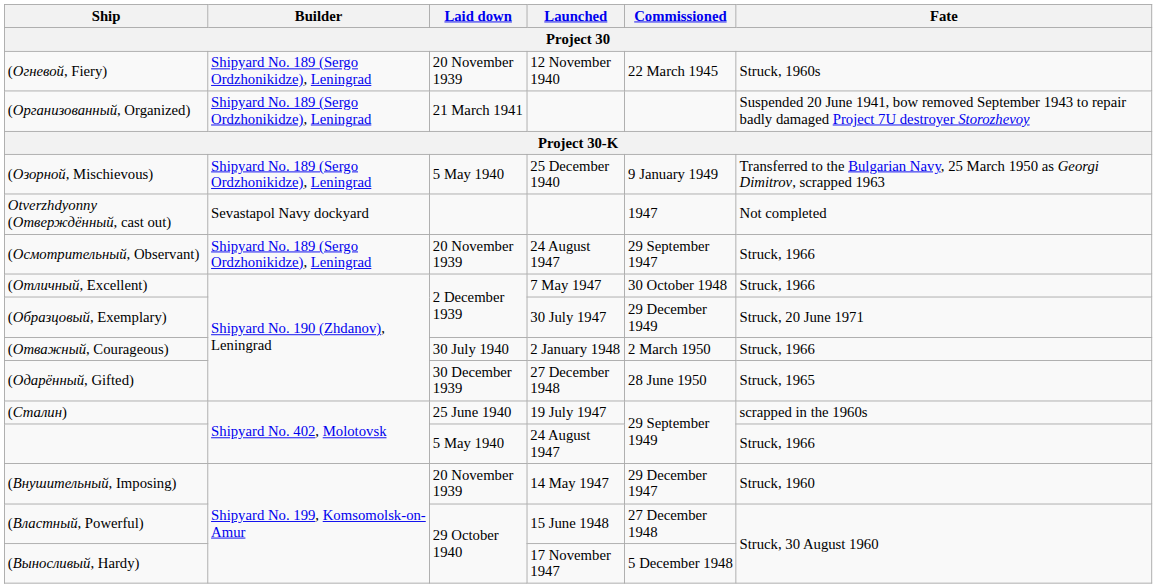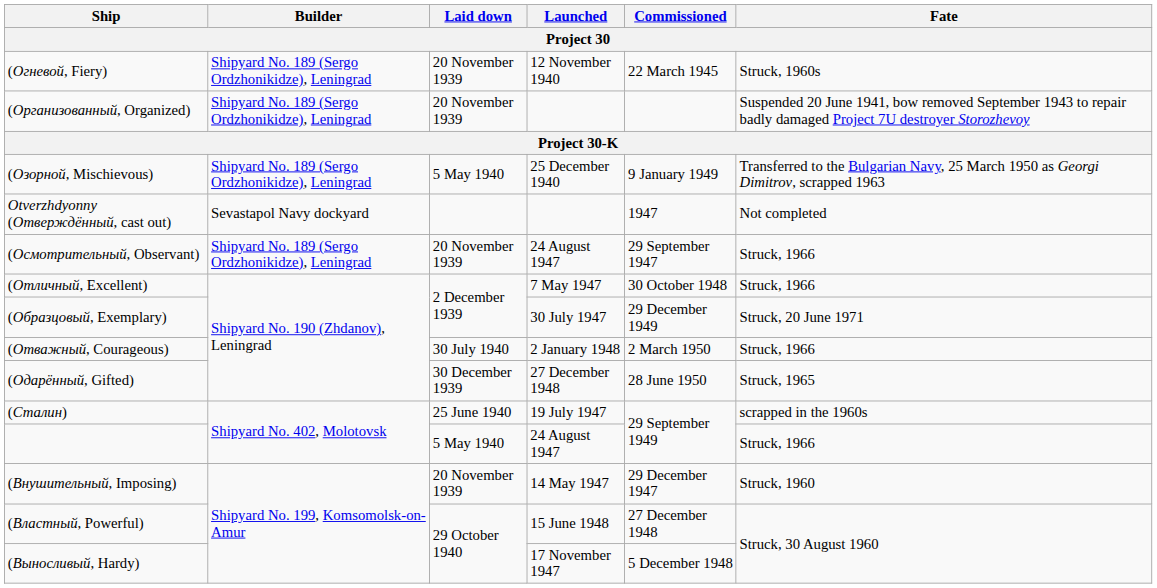(478, 111) 21 March 1941 -> (473, 111) 20 November 1939
